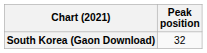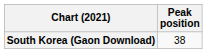(180, 40) 32 -> (180, 40) 38
